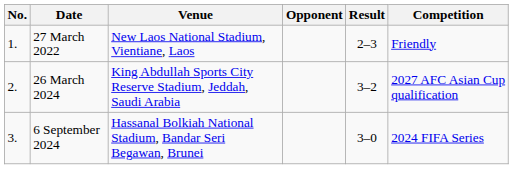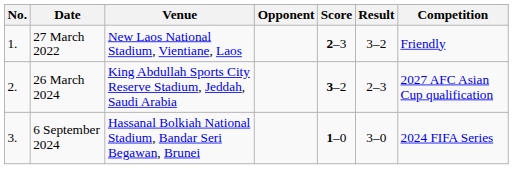+ column: (336, 15)
(367, 43) 2–3 -> (376, 43) 3–2
(367, 87) 3–2 -> (376, 87) 2–3
